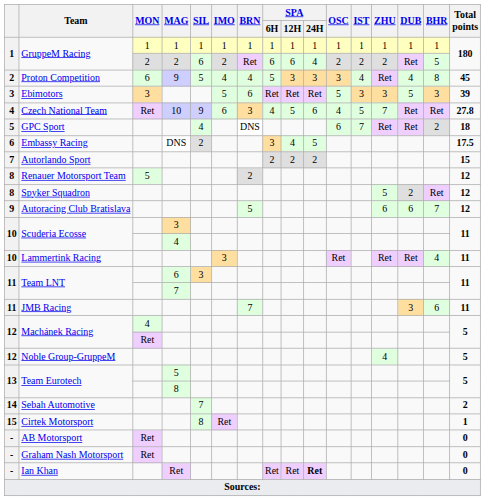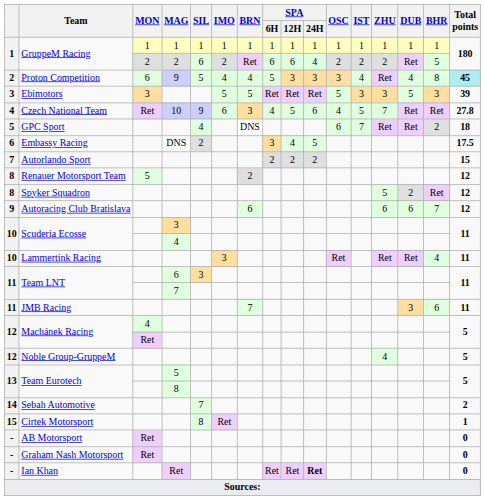(465, 77) no background -> (465, 77) paleturquoise background
(250, 94) 6 -> (250, 94) 5
(250, 208) 5 -> (250, 208) 6
